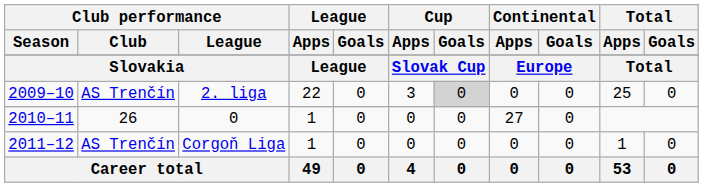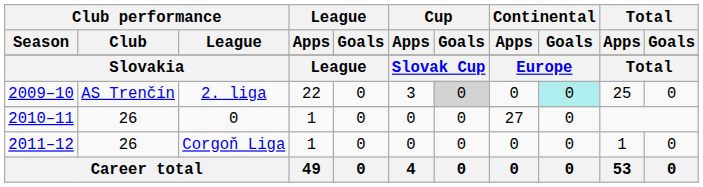(569, 94) no background -> (569, 94) paleturquoise background
(128, 144) AS Trenčín -> (128, 144) 26
